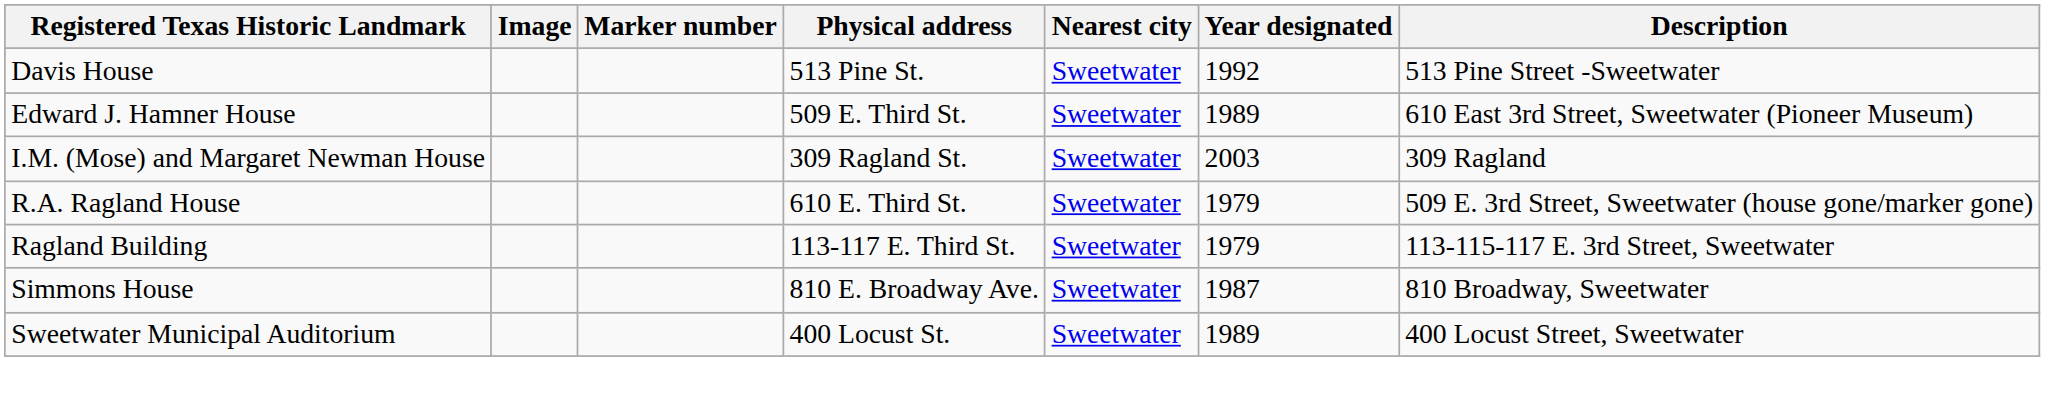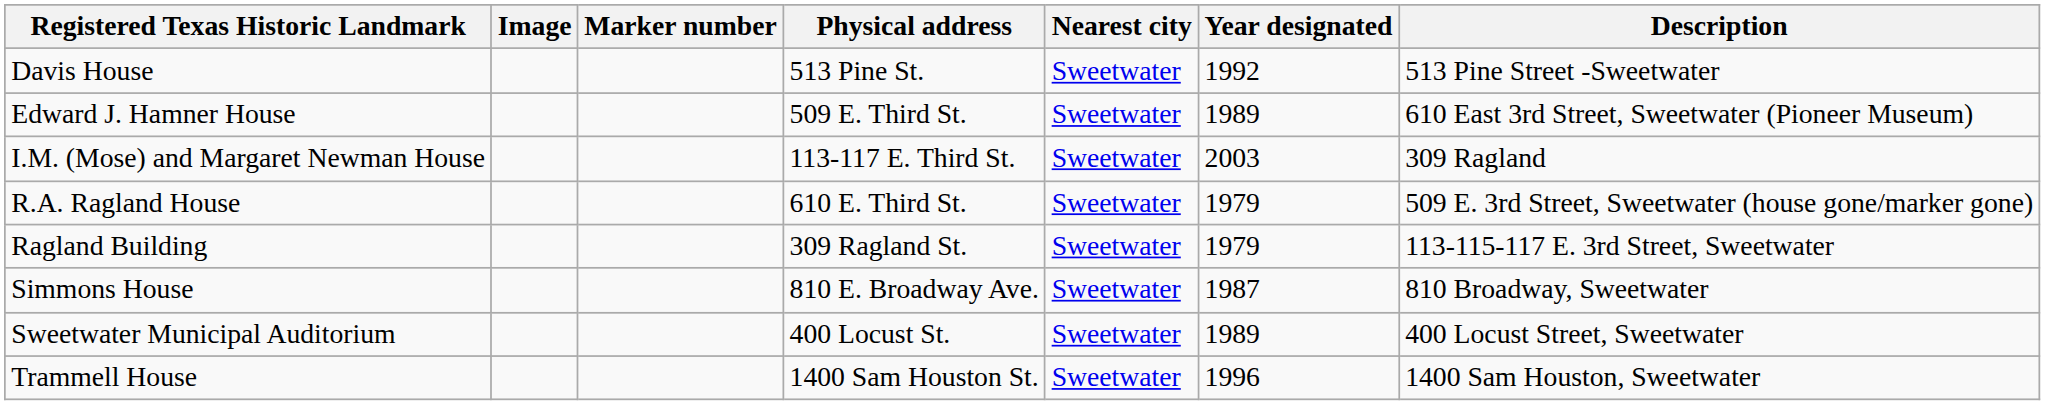(878, 158) 309 Ragland St. -> (902, 158) 113-117 E. Third St.
(902, 245) 113-117 E. Third St. -> (878, 245) 309 Ragland St.
+ row: (104, 377)
